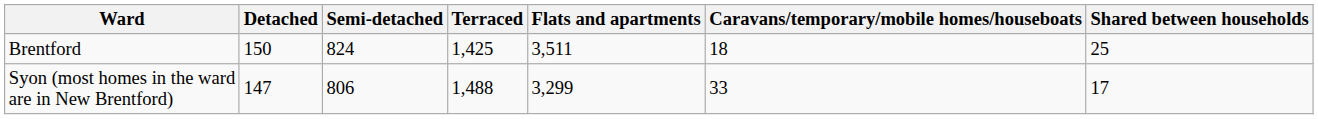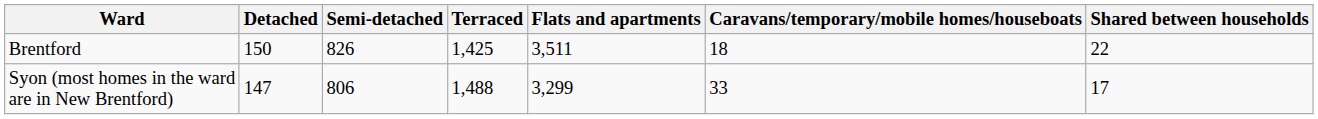(340, 48) 824 -> (340, 48) 826
(1100, 48) 25 -> (1100, 48) 22
